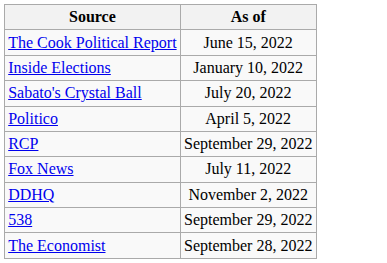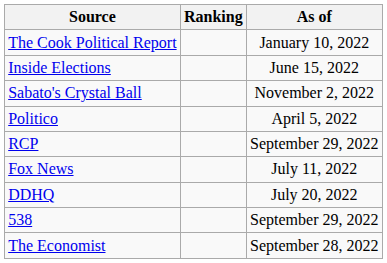+ column: (213, 17)
(248, 42) June 15, 2022 -> (314, 42) January 10, 2022
(248, 67) January 10, 2022 -> (314, 67) June 15, 2022
(248, 93) July 20, 2022 -> (314, 93) November 2, 2022
(248, 194) November 2, 2022 -> (314, 194) July 20, 2022
